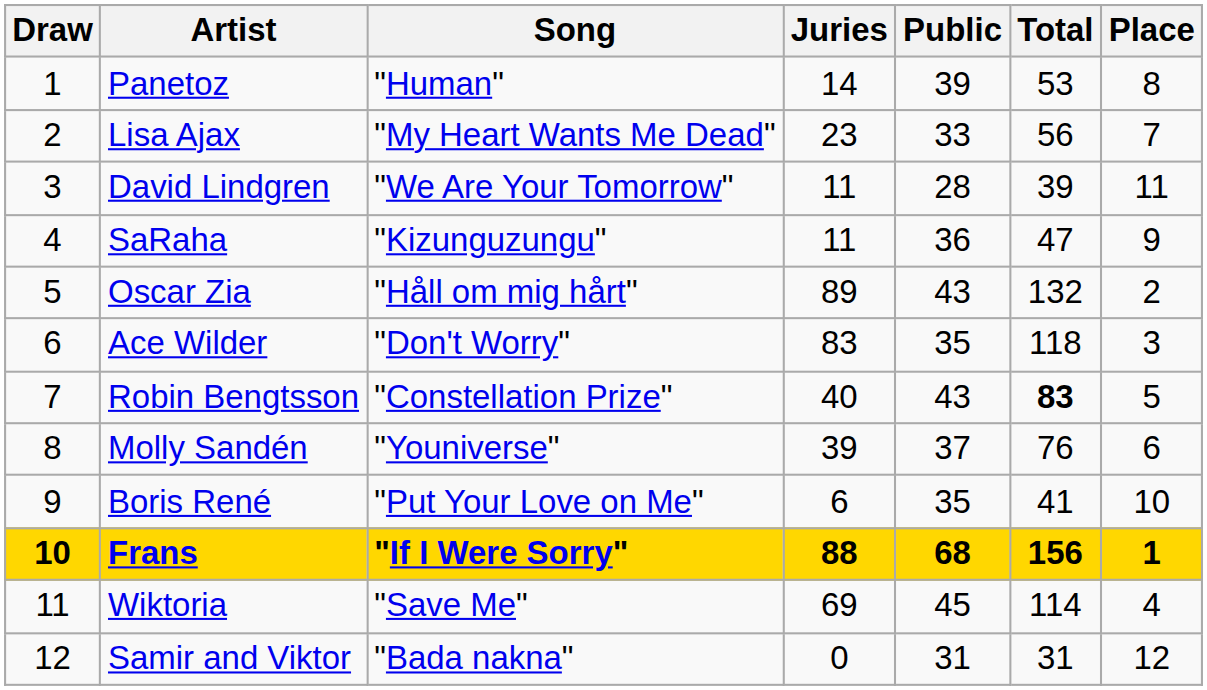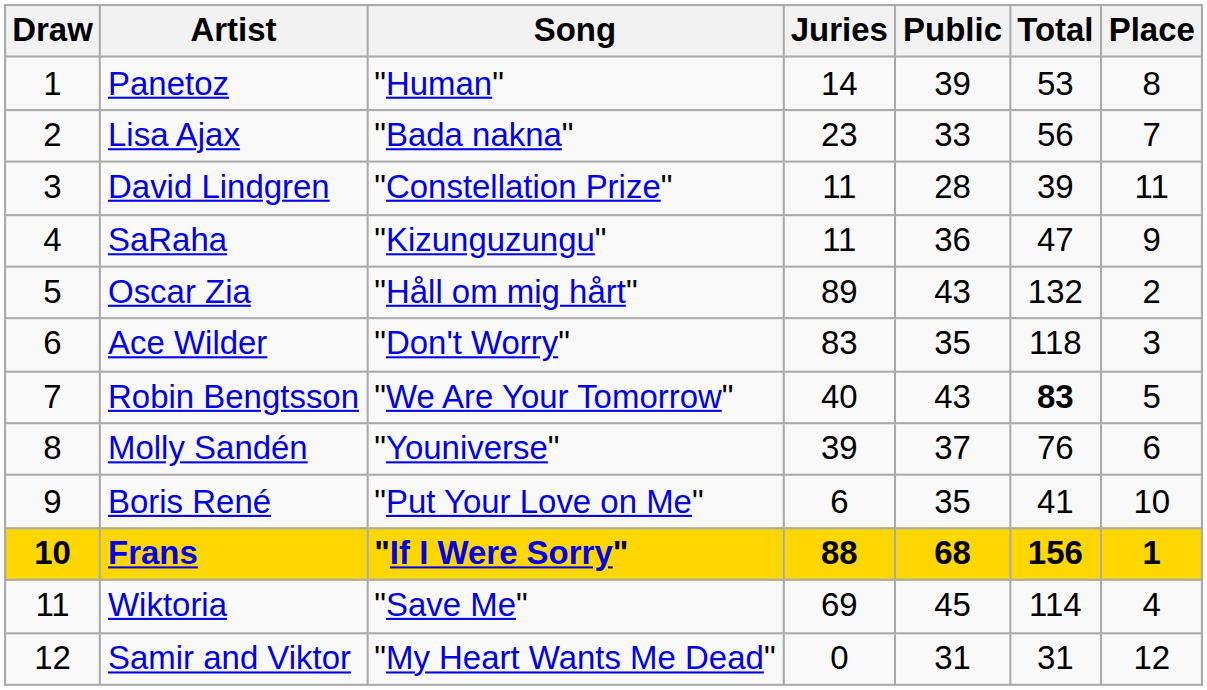(575, 135) "My Heart Wants Me Dead" -> (474, 135) "Bada nakna"
(554, 187) "We Are Your Tomorrow" -> (523, 187) "Constellation Prize"
(523, 396) "Constellation Prize" -> (554, 396) "We Are Your Tomorrow"
(474, 657) "Bada nakna" -> (575, 657) "My Heart Wants Me Dead"
